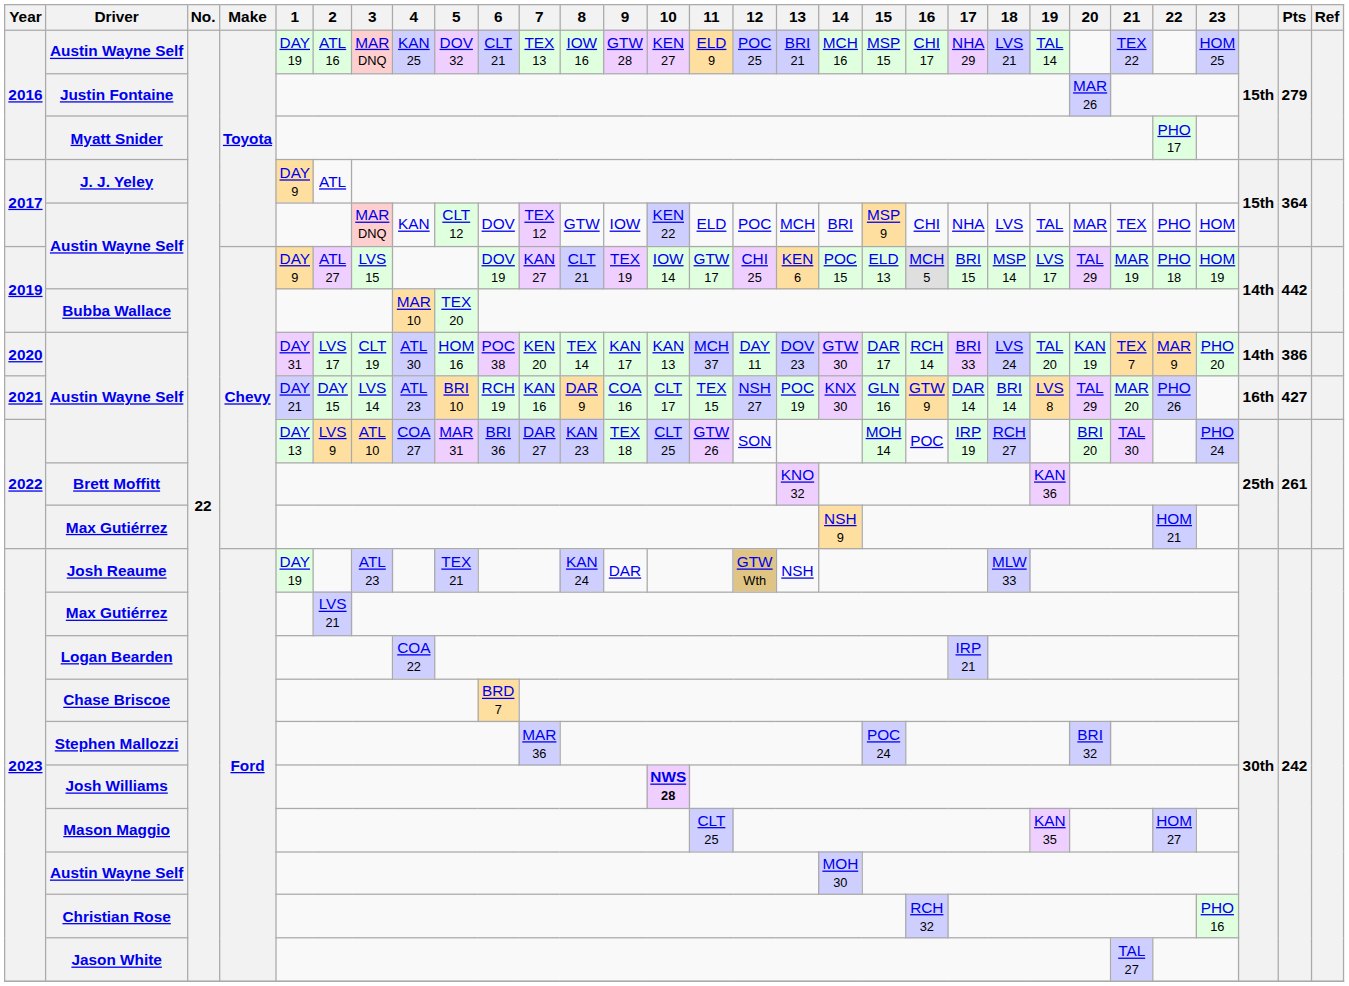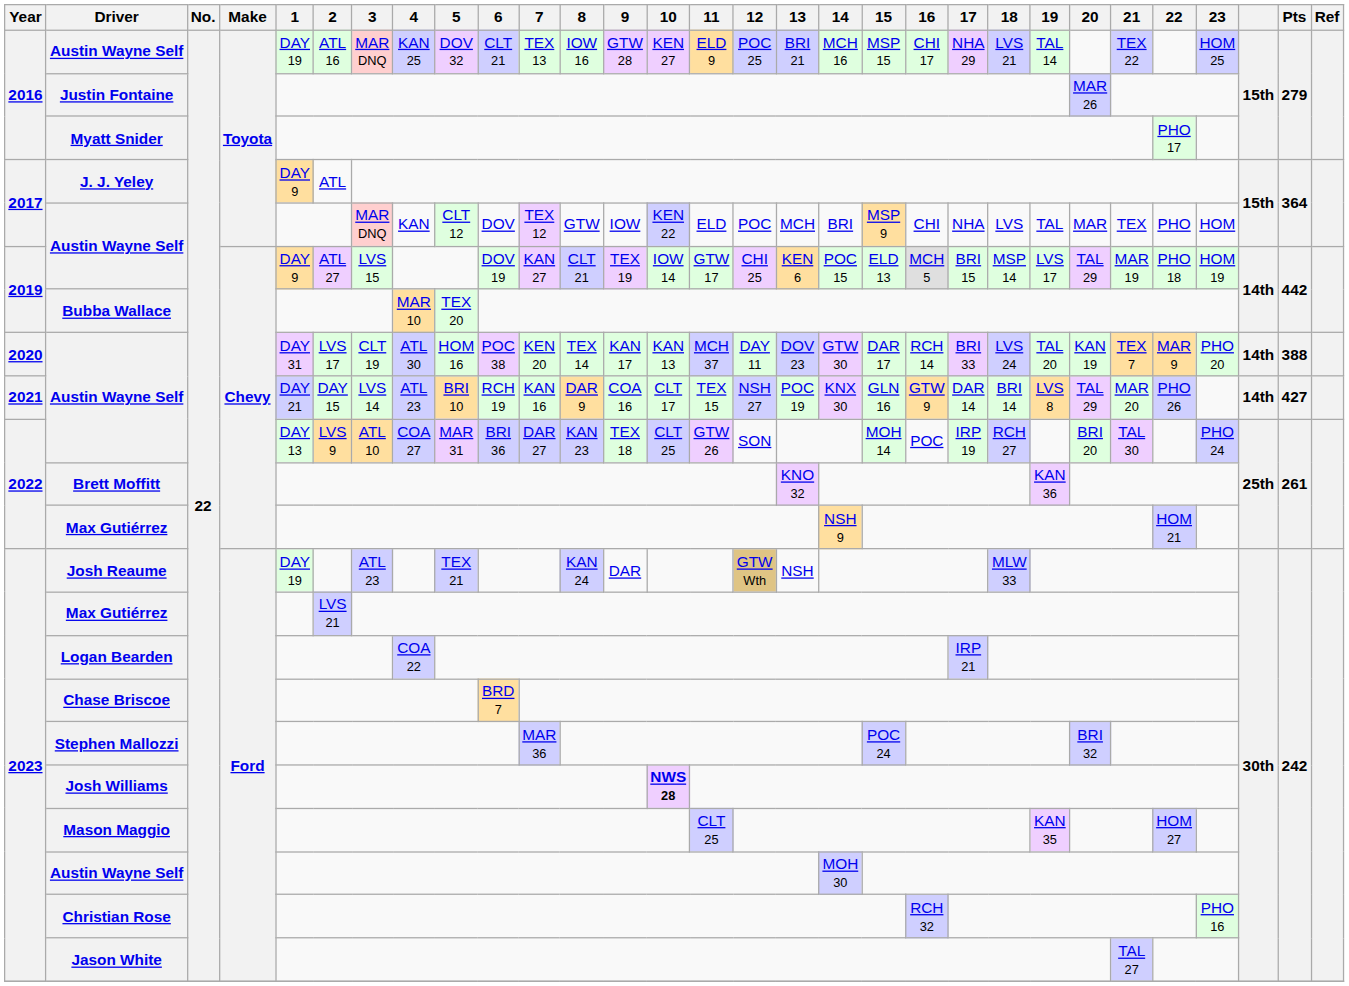(1294, 354) 386 -> (1294, 354) 388
(1258, 397) 16th -> (1258, 397) 14th
